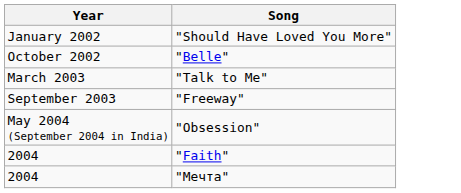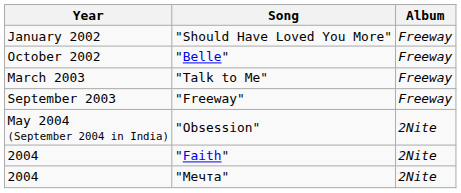+ column: (425, 15)
